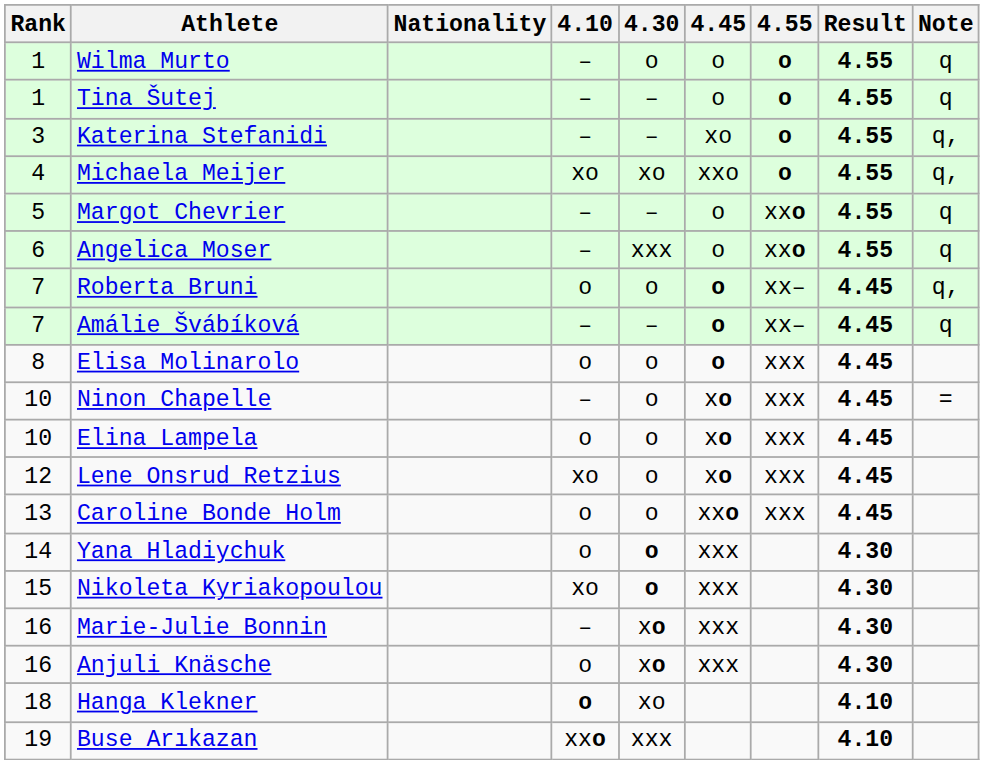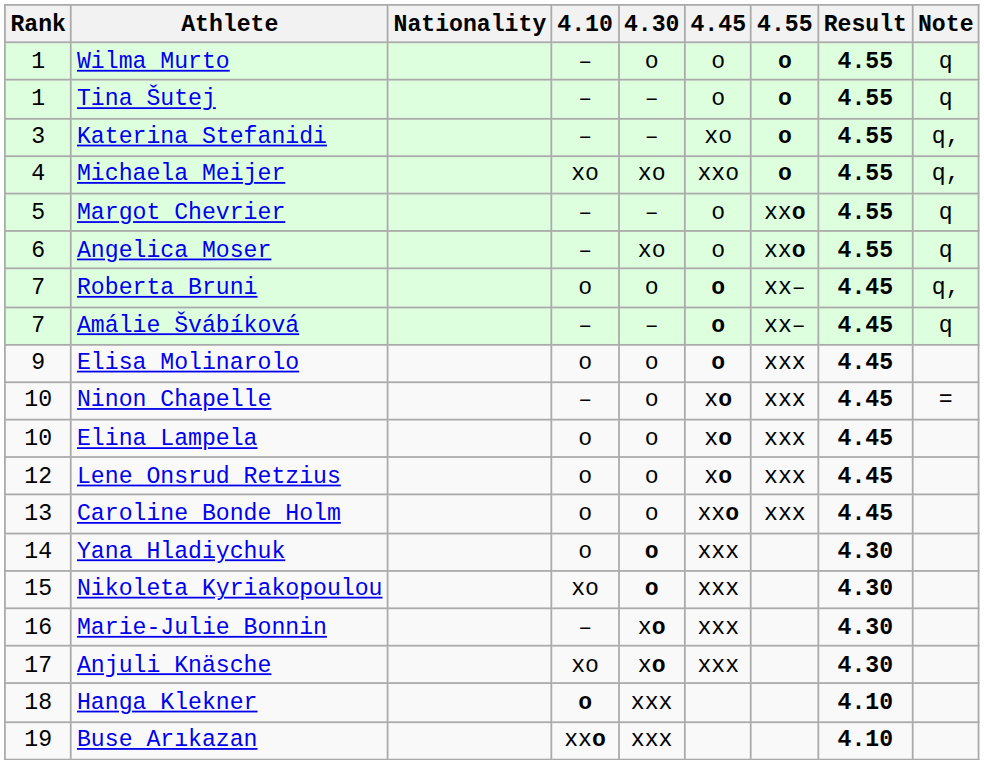(652, 250) xxx -> (652, 250) xo
(38, 363) 8 -> (38, 363) 9
(585, 476) xo -> (585, 476) o
(38, 665) 16 -> (38, 665) 17
(585, 665) o -> (585, 665) xo
(652, 703) xo -> (652, 703) xxx
